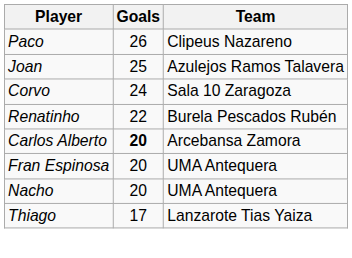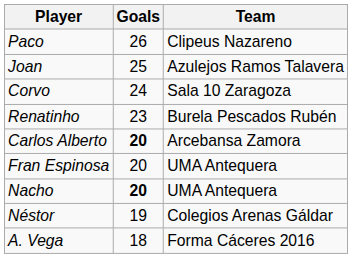(138, 116) 22 -> (138, 116) 23
(138, 191) normal -> (138, 191) bold
+ row: (31, 215)
+ row: (36, 240)
- row: (32, 215)
